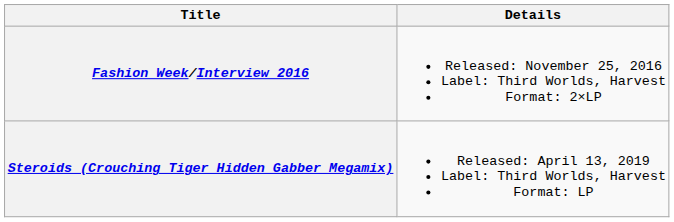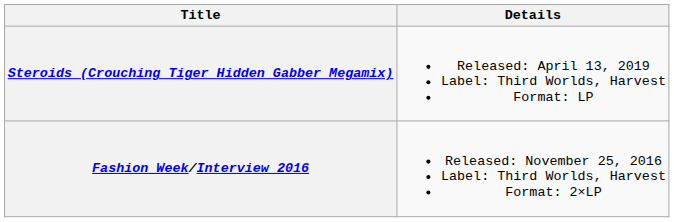rows swapped: (201, 74) <-> (201, 169)
